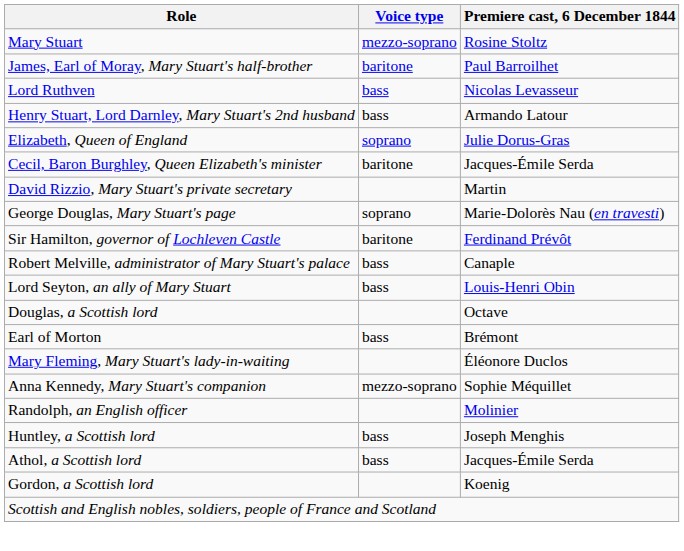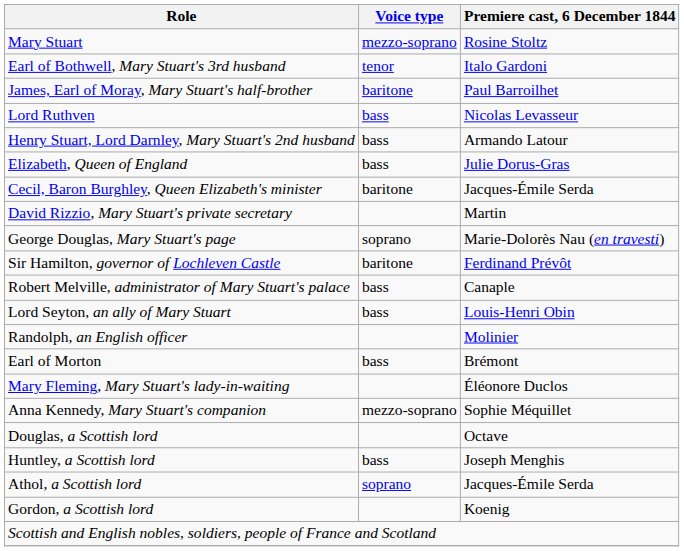+ row: (147, 66)
(387, 139) soprano -> (375, 164) bass
rows swapped: (98, 410) <-> (83, 312)
(375, 459) bass -> (387, 484) soprano
